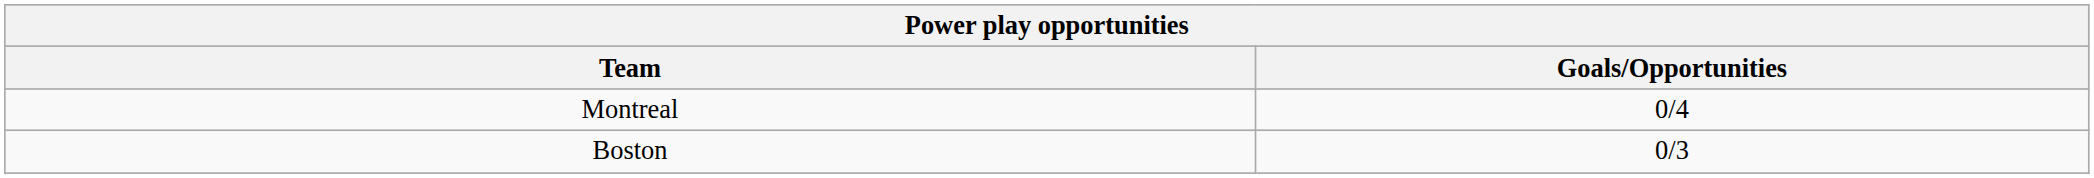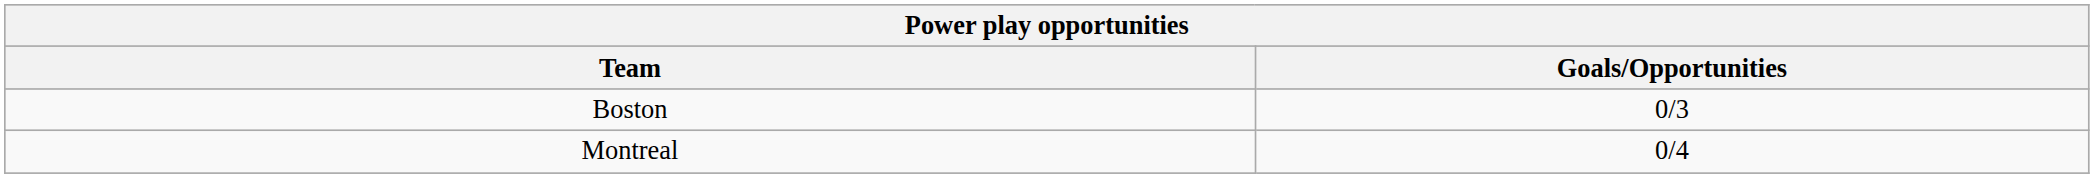rows swapped: (630, 109) <-> (630, 151)
